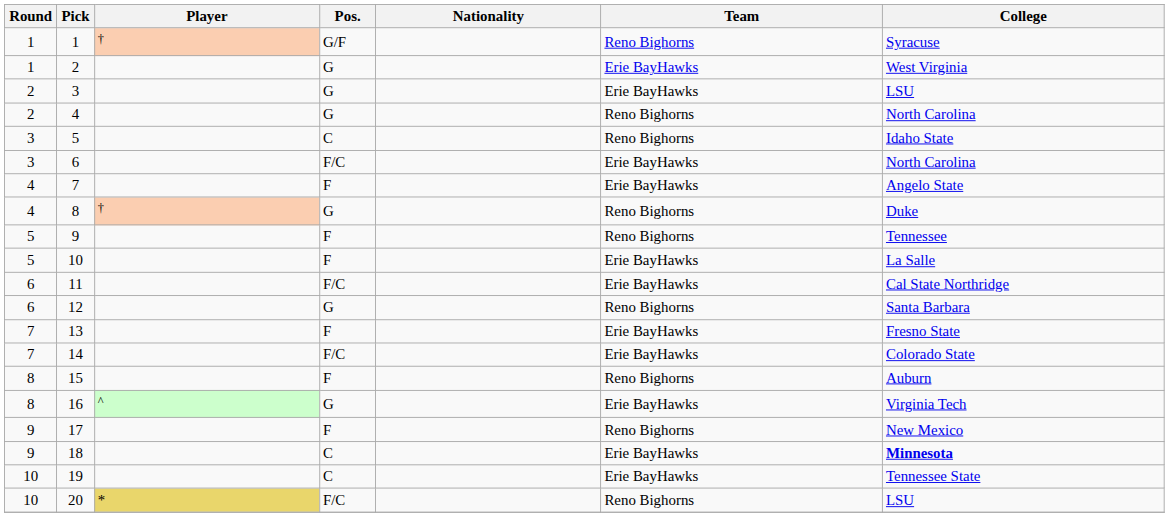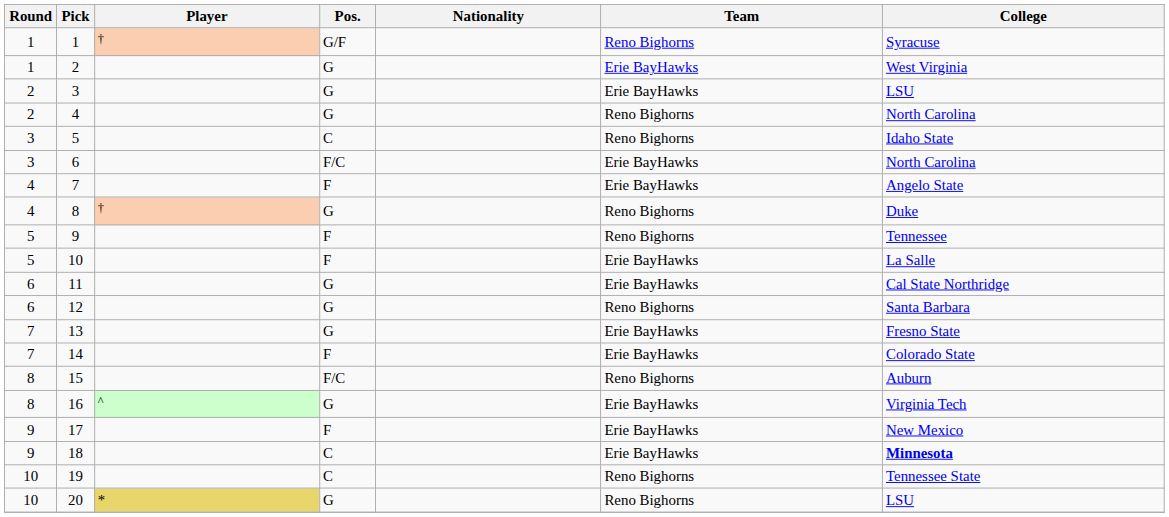(334, 283) F/C -> (328, 283) G
(327, 331) F -> (328, 331) G
(334, 354) F/C -> (327, 354) F
(327, 378) F -> (334, 378) F/C
(649, 429) Reno Bighorns -> (651, 429) Erie BayHawks
(651, 476) Erie BayHawks -> (649, 476) Reno Bighorns
(334, 500) F/C -> (328, 500) G
